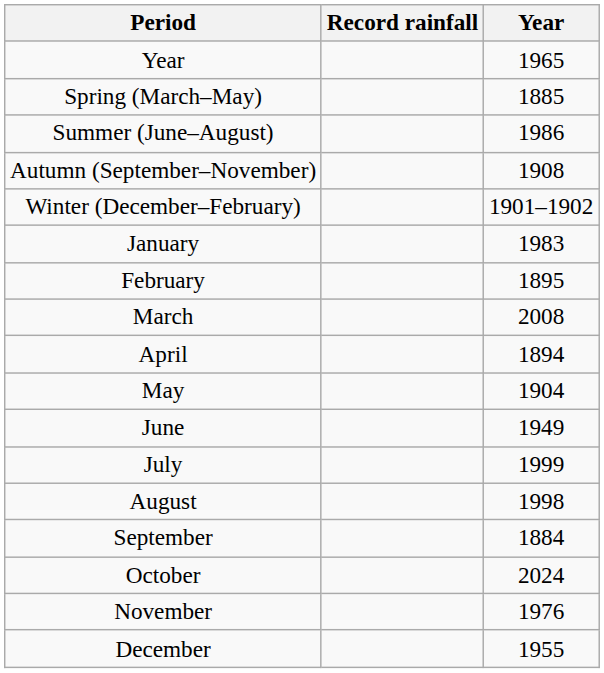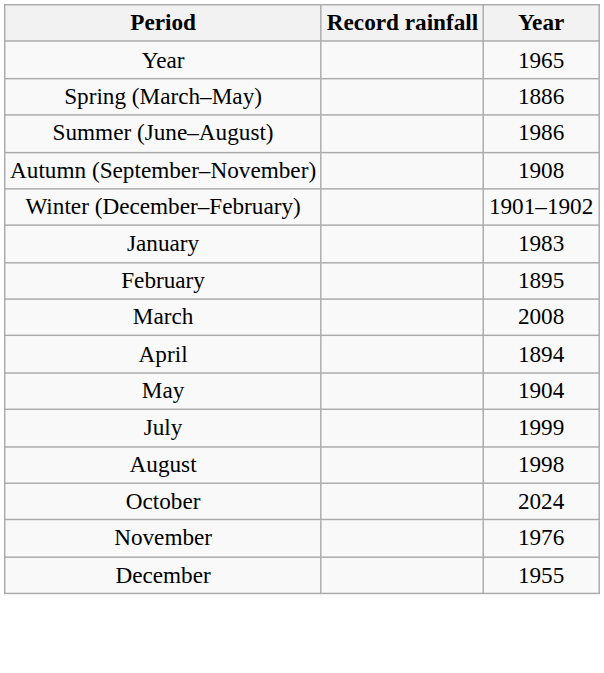(541, 96) 1885 -> (541, 96) 1886
- row: (163, 427)
- row: (163, 538)
